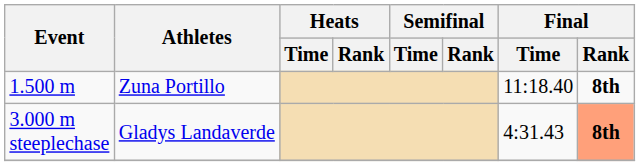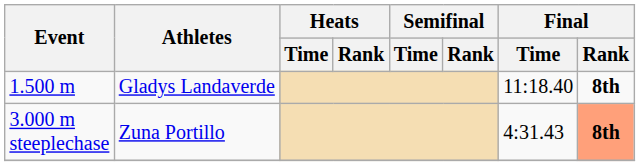(172, 87) Zuna Portillo -> (197, 87) Gladys Landaverde
(197, 132) Gladys Landaverde -> (172, 132) Zuna Portillo
